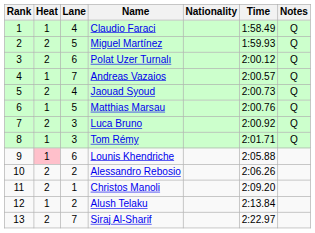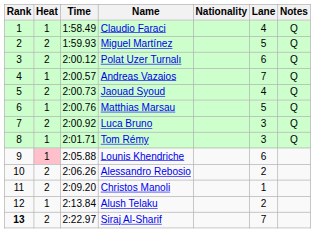columns swapped: (74, 12) <-> (258, 12)
(19, 220) normal -> (19, 220) bold
